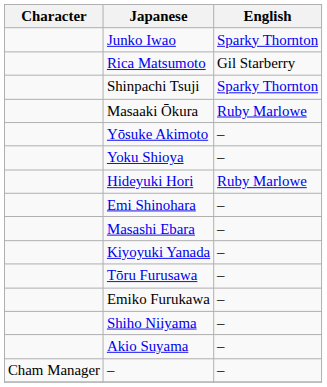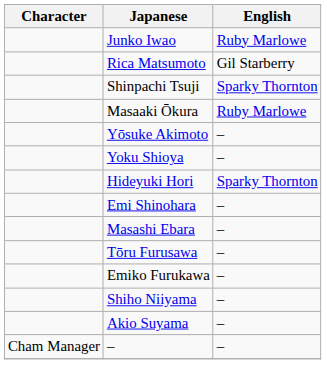(268, 39) Sparky Thornton -> (262, 39) Ruby Marlowe
(262, 181) Ruby Marlowe -> (267, 181) Sparky Thornton
- row: (159, 252)
